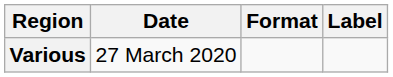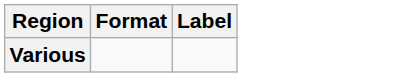- column: (166, 21)
